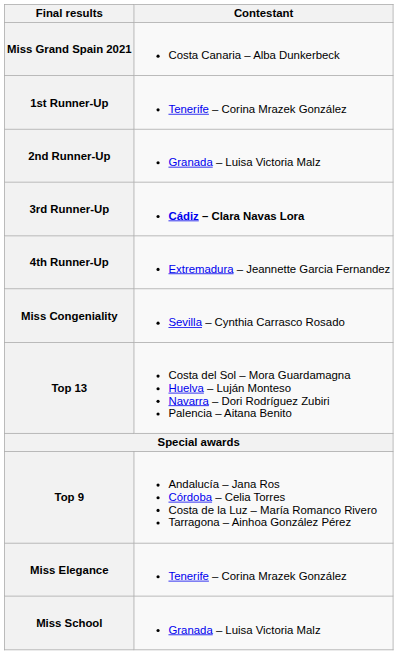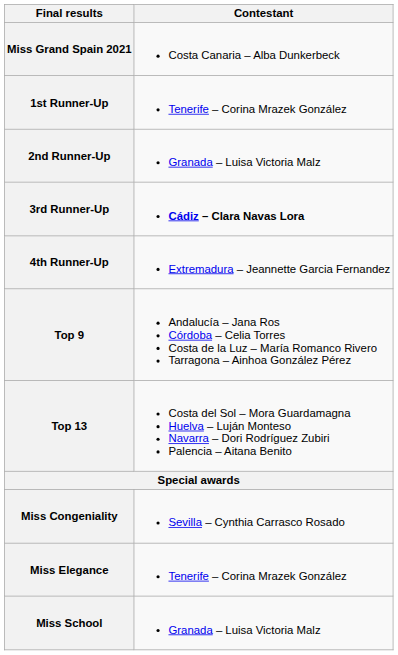rows swapped: (69, 498) <-> (69, 316)
